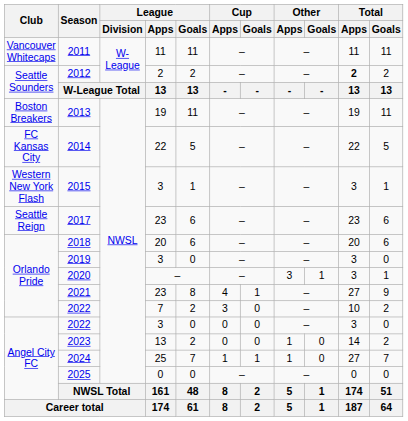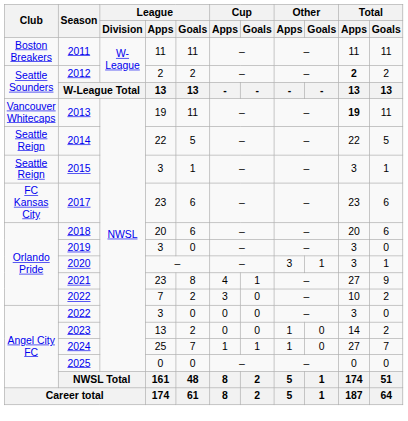(31, 51) Vancouver Whitecaps -> (31, 51) Boston Breakers
(31, 112) Boston Breakers -> (31, 112) Vancouver Whitecaps
(354, 112) normal -> (354, 112) bold
(31, 146) FC Kansas City -> (31, 140) Seattle Reign
(31, 186) Western New York Flash -> (31, 169) Seattle Reign
(31, 220) Seattle Reign -> (31, 203) FC Kansas City
